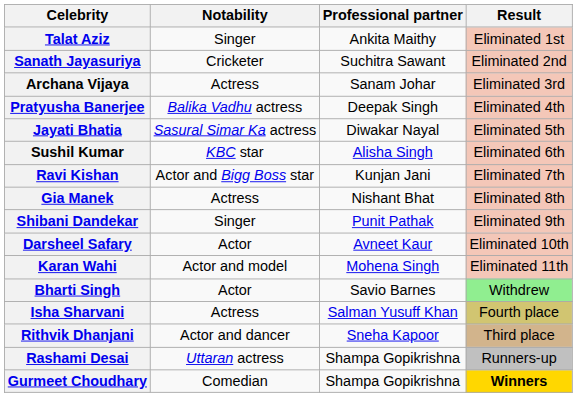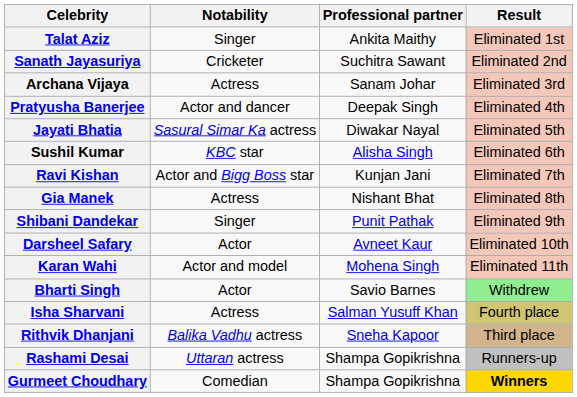(235, 107) Balika Vadhu actress -> (235, 107) Actor and dancer
(235, 335) Actor and dancer -> (235, 335) Balika Vadhu actress
